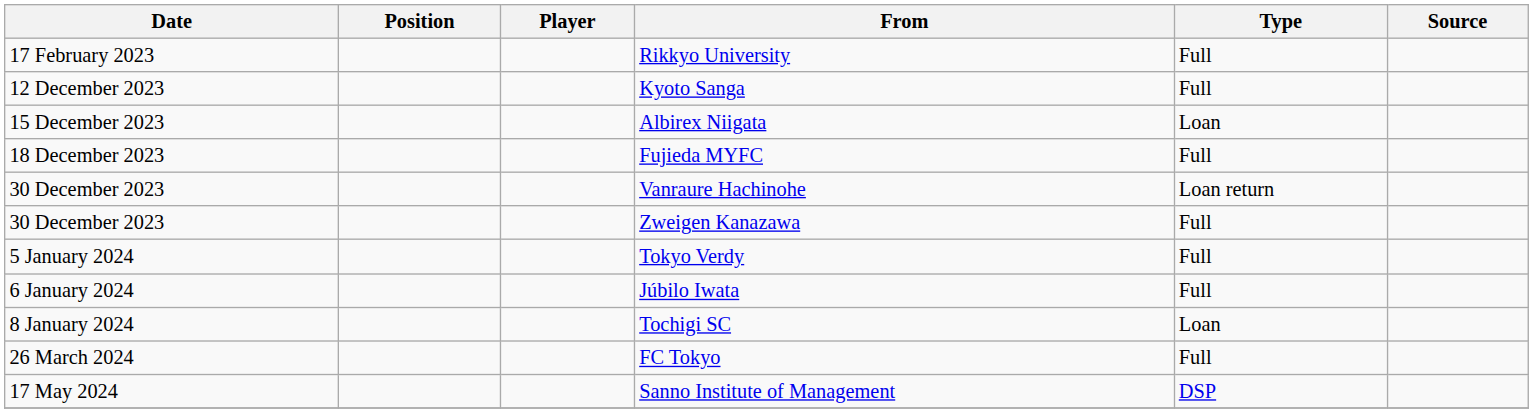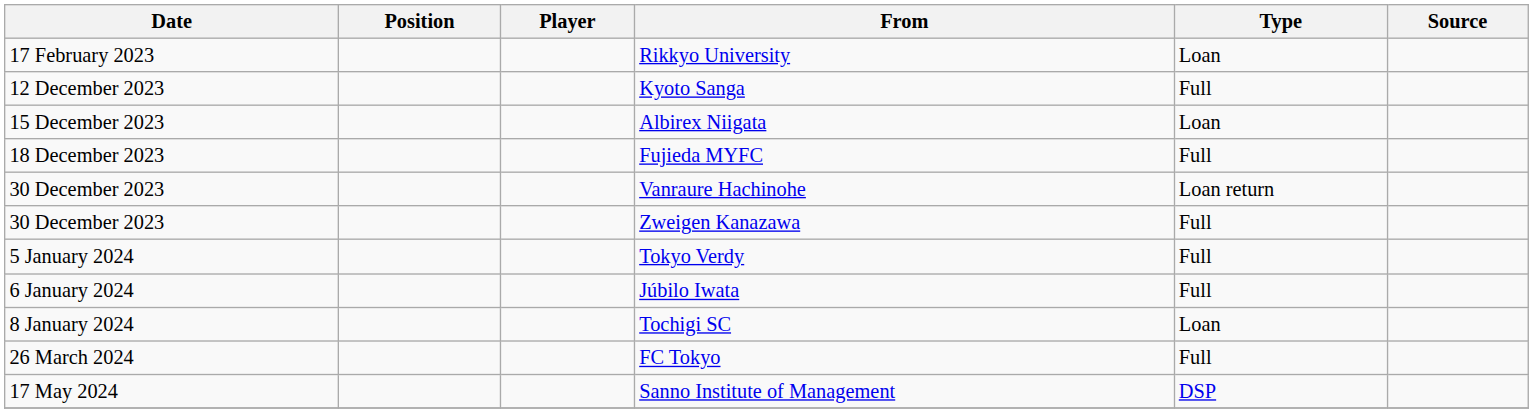(1195, 55) Full -> (1200, 55) Loan
